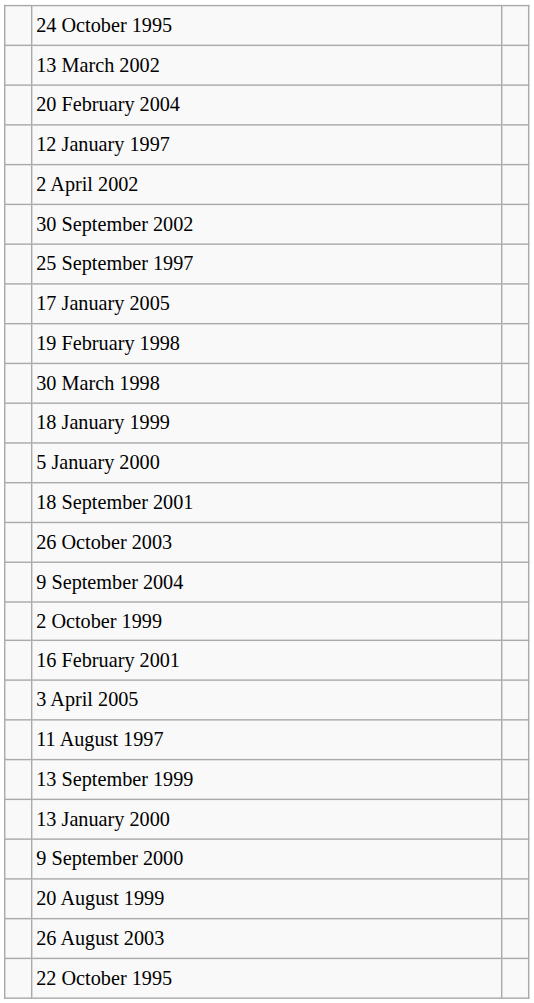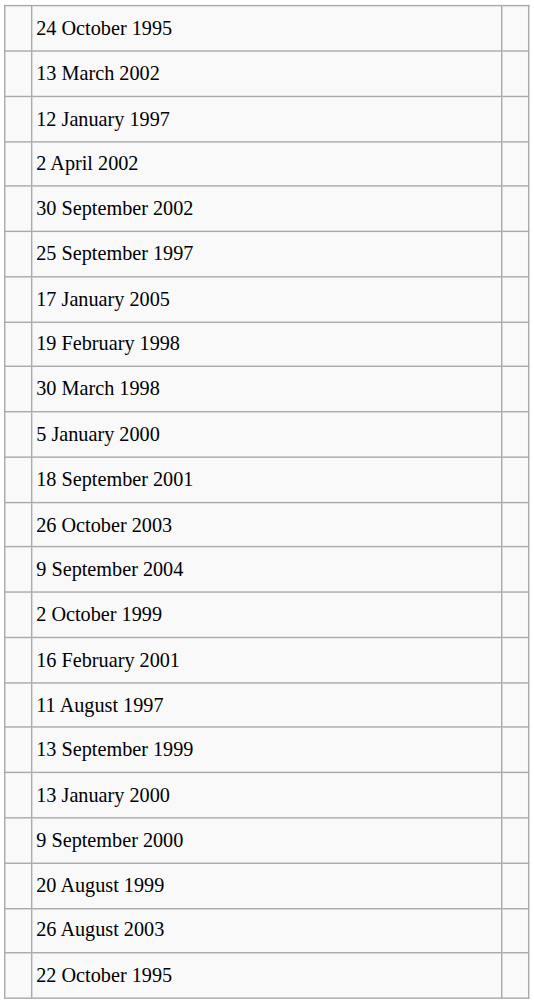- row: (108, 104)
- row: (103, 422)
- row: (87, 700)
